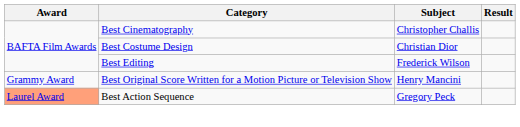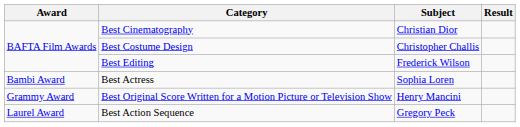(438, 29) Christopher Challis -> (427, 29) Christian Dior
(427, 46) Christian Dior -> (438, 46) Christopher Challis
+ row: (128, 79)
(35, 96) lightsalmon background -> (35, 113) no background
